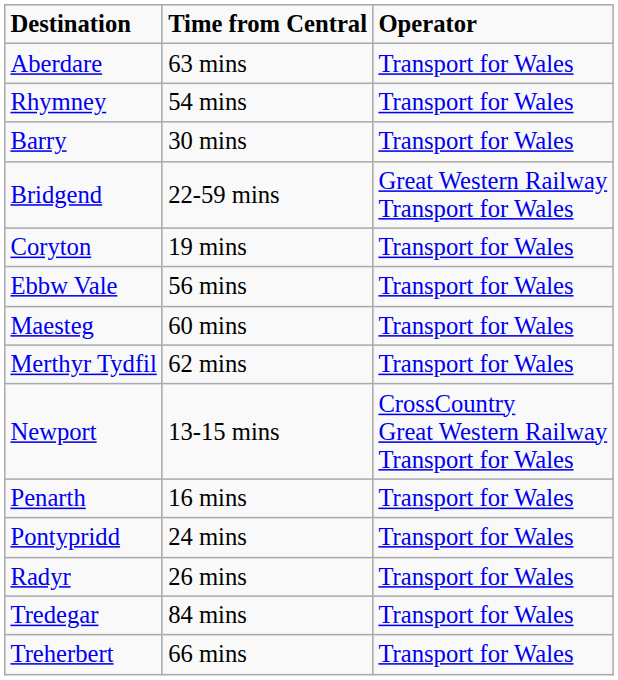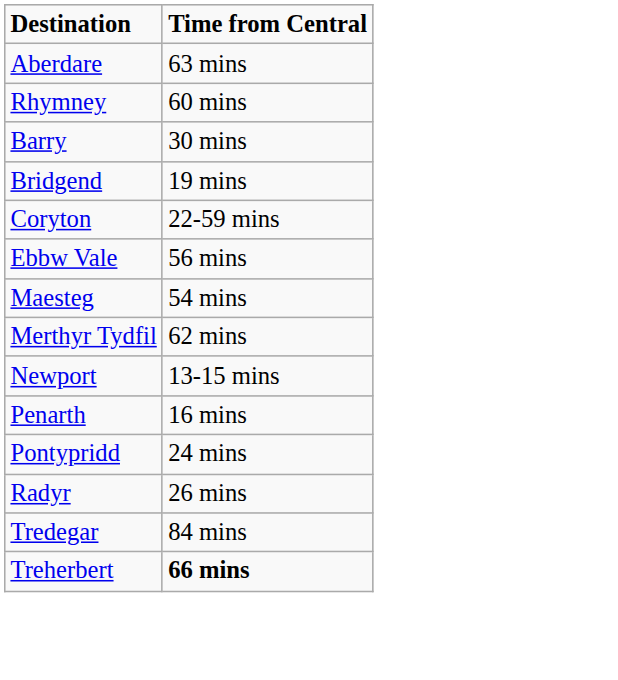- column: (428, 24)
(207, 102) 54 mins -> (207, 102) 60 mins
(224, 194) 22-59 mins -> (207, 180) 19 mins
(207, 247) 19 mins -> (224, 219) 22-59 mins
(207, 325) 60 mins -> (207, 297) 54 mins
(207, 654) normal -> (209, 571) bold
